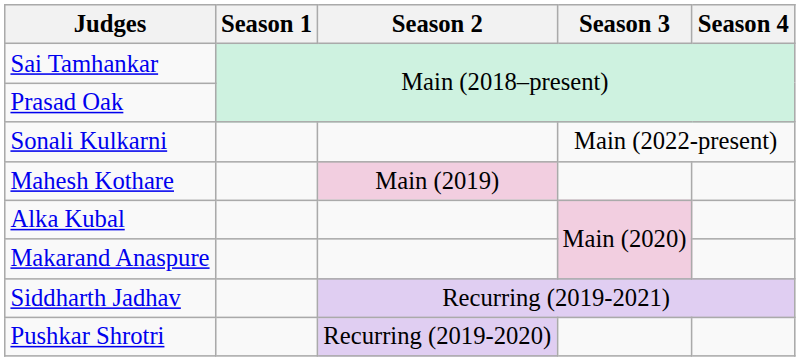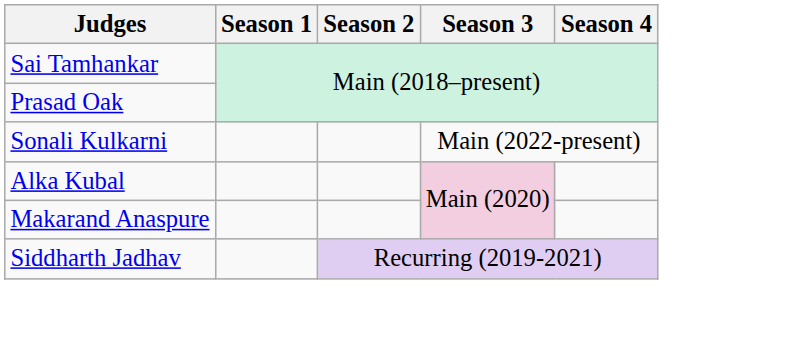- row: (92, 180)
- row: (87, 336)
